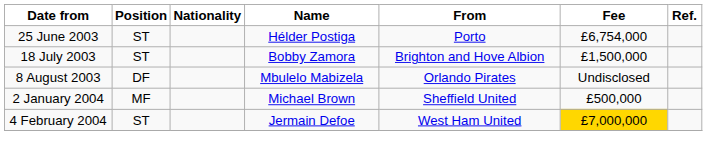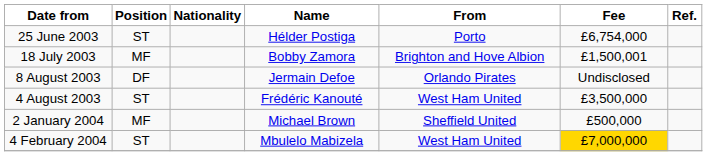(141, 57) ST -> (141, 57) MF
(614, 57) £1,500,000 -> (614, 57) £1,500,001
(312, 78) Mbulelo Mabizela -> (312, 78) Jermain Defoe
+ row: (58, 99)
(312, 120) Jermain Defoe -> (312, 141) Mbulelo Mabizela
